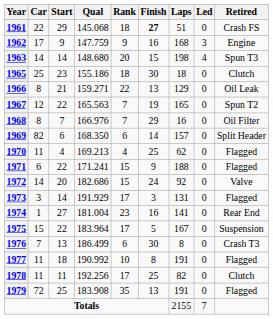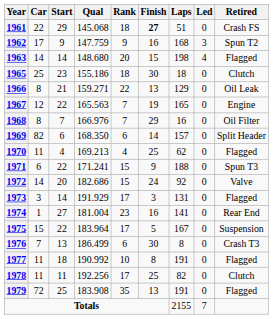(241, 43) Engine -> (241, 43) Spun T2
(241, 58) Spun T3 -> (241, 58) Flagged
(241, 105) Spun T2 -> (241, 105) Engine
(241, 167) Flagged -> (241, 167) Spun T3
